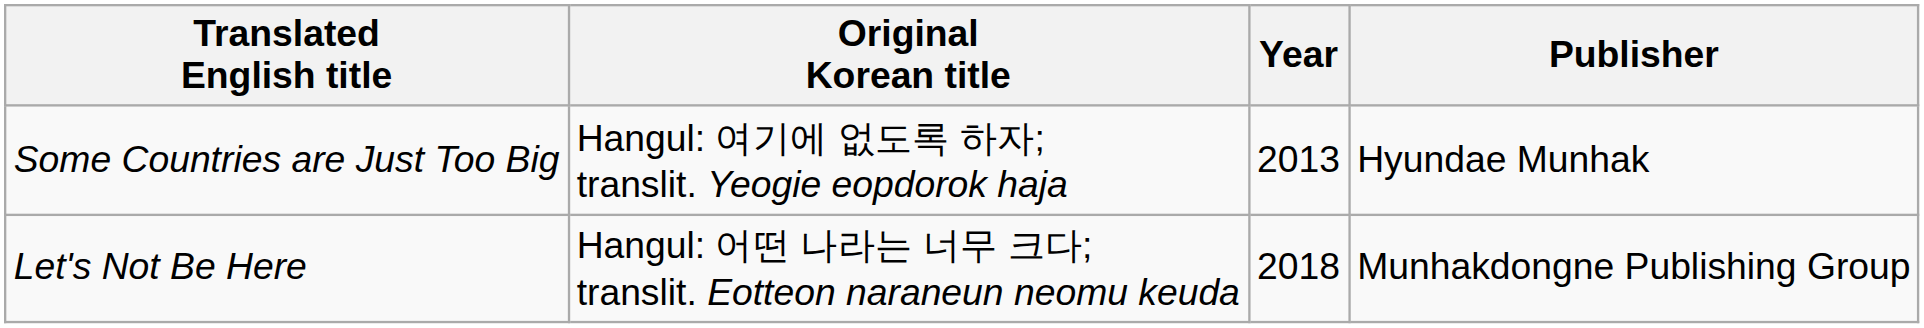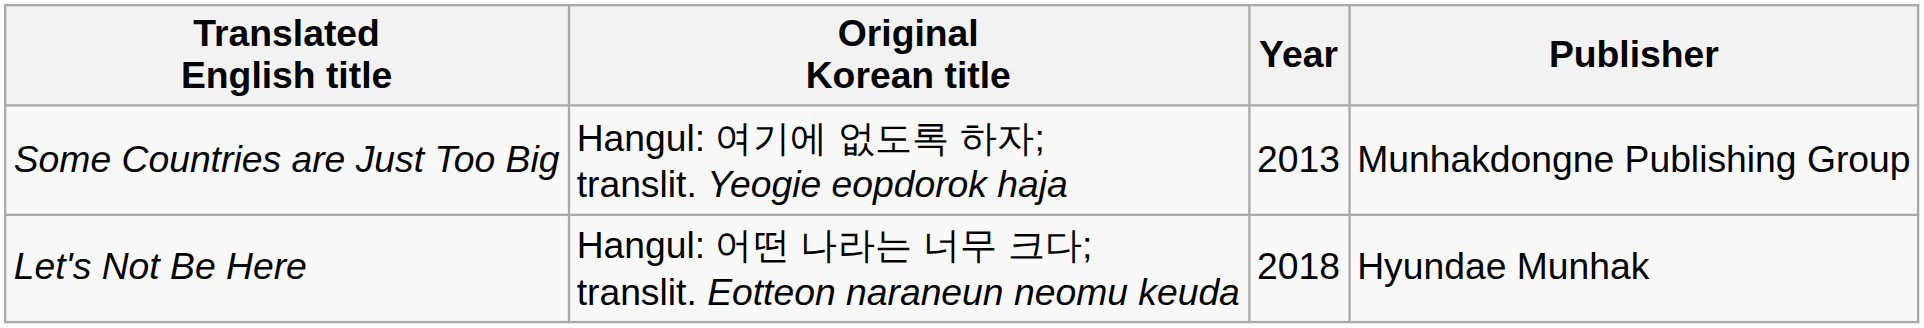(1503, 159) Hyundae Munhak -> (1634, 159) Munhakdongne Publishing Group
(1634, 267) Munhakdongne Publishing Group -> (1503, 267) Hyundae Munhak
